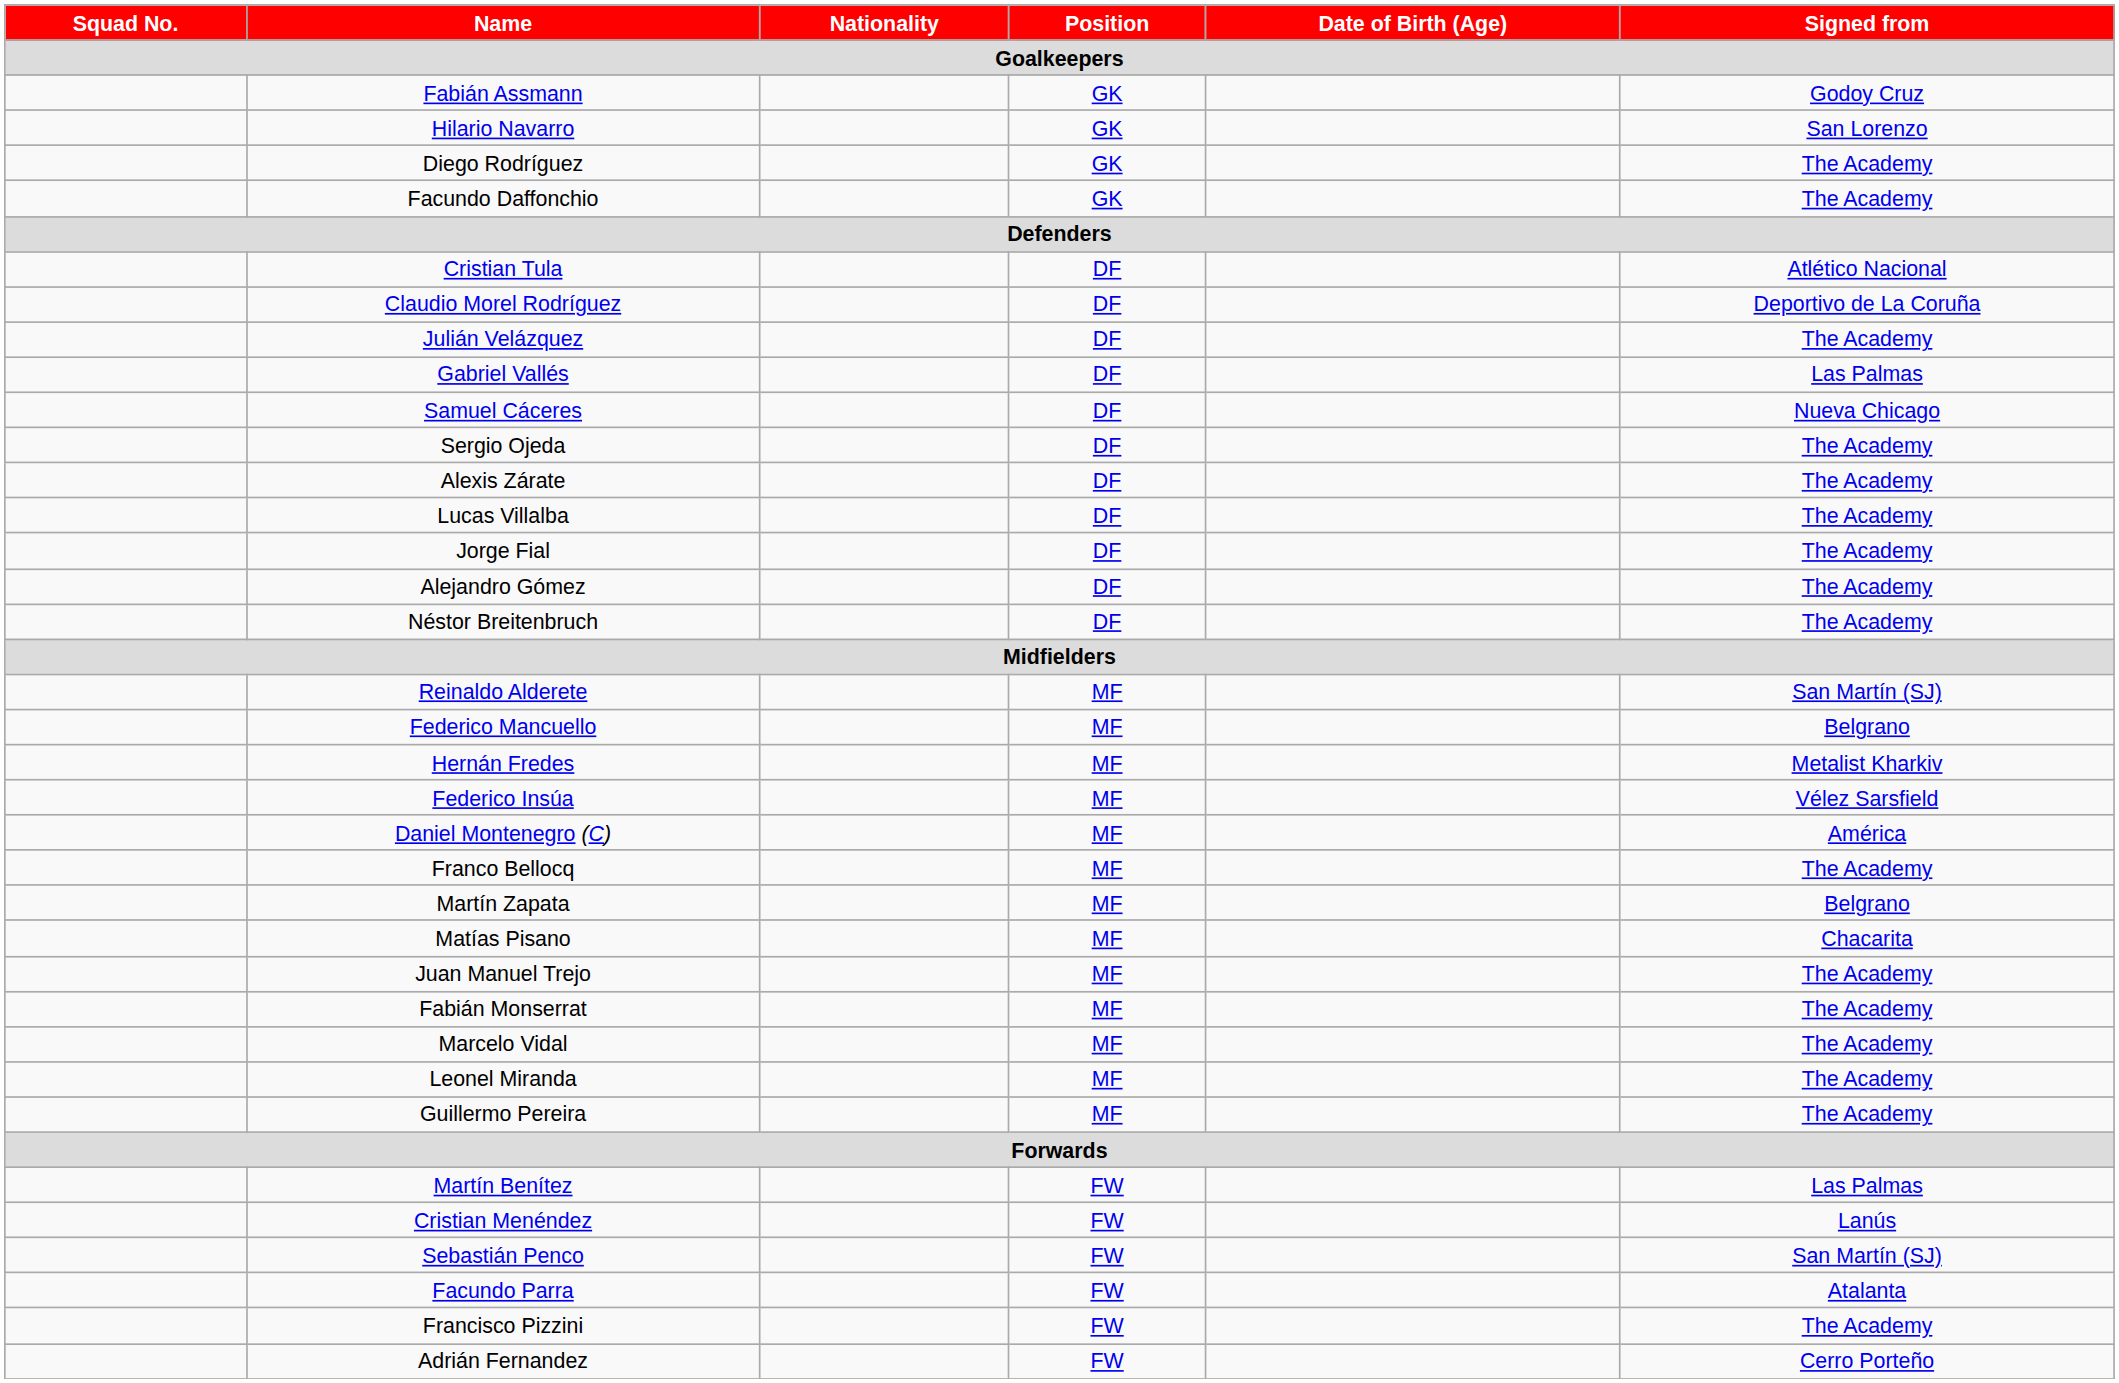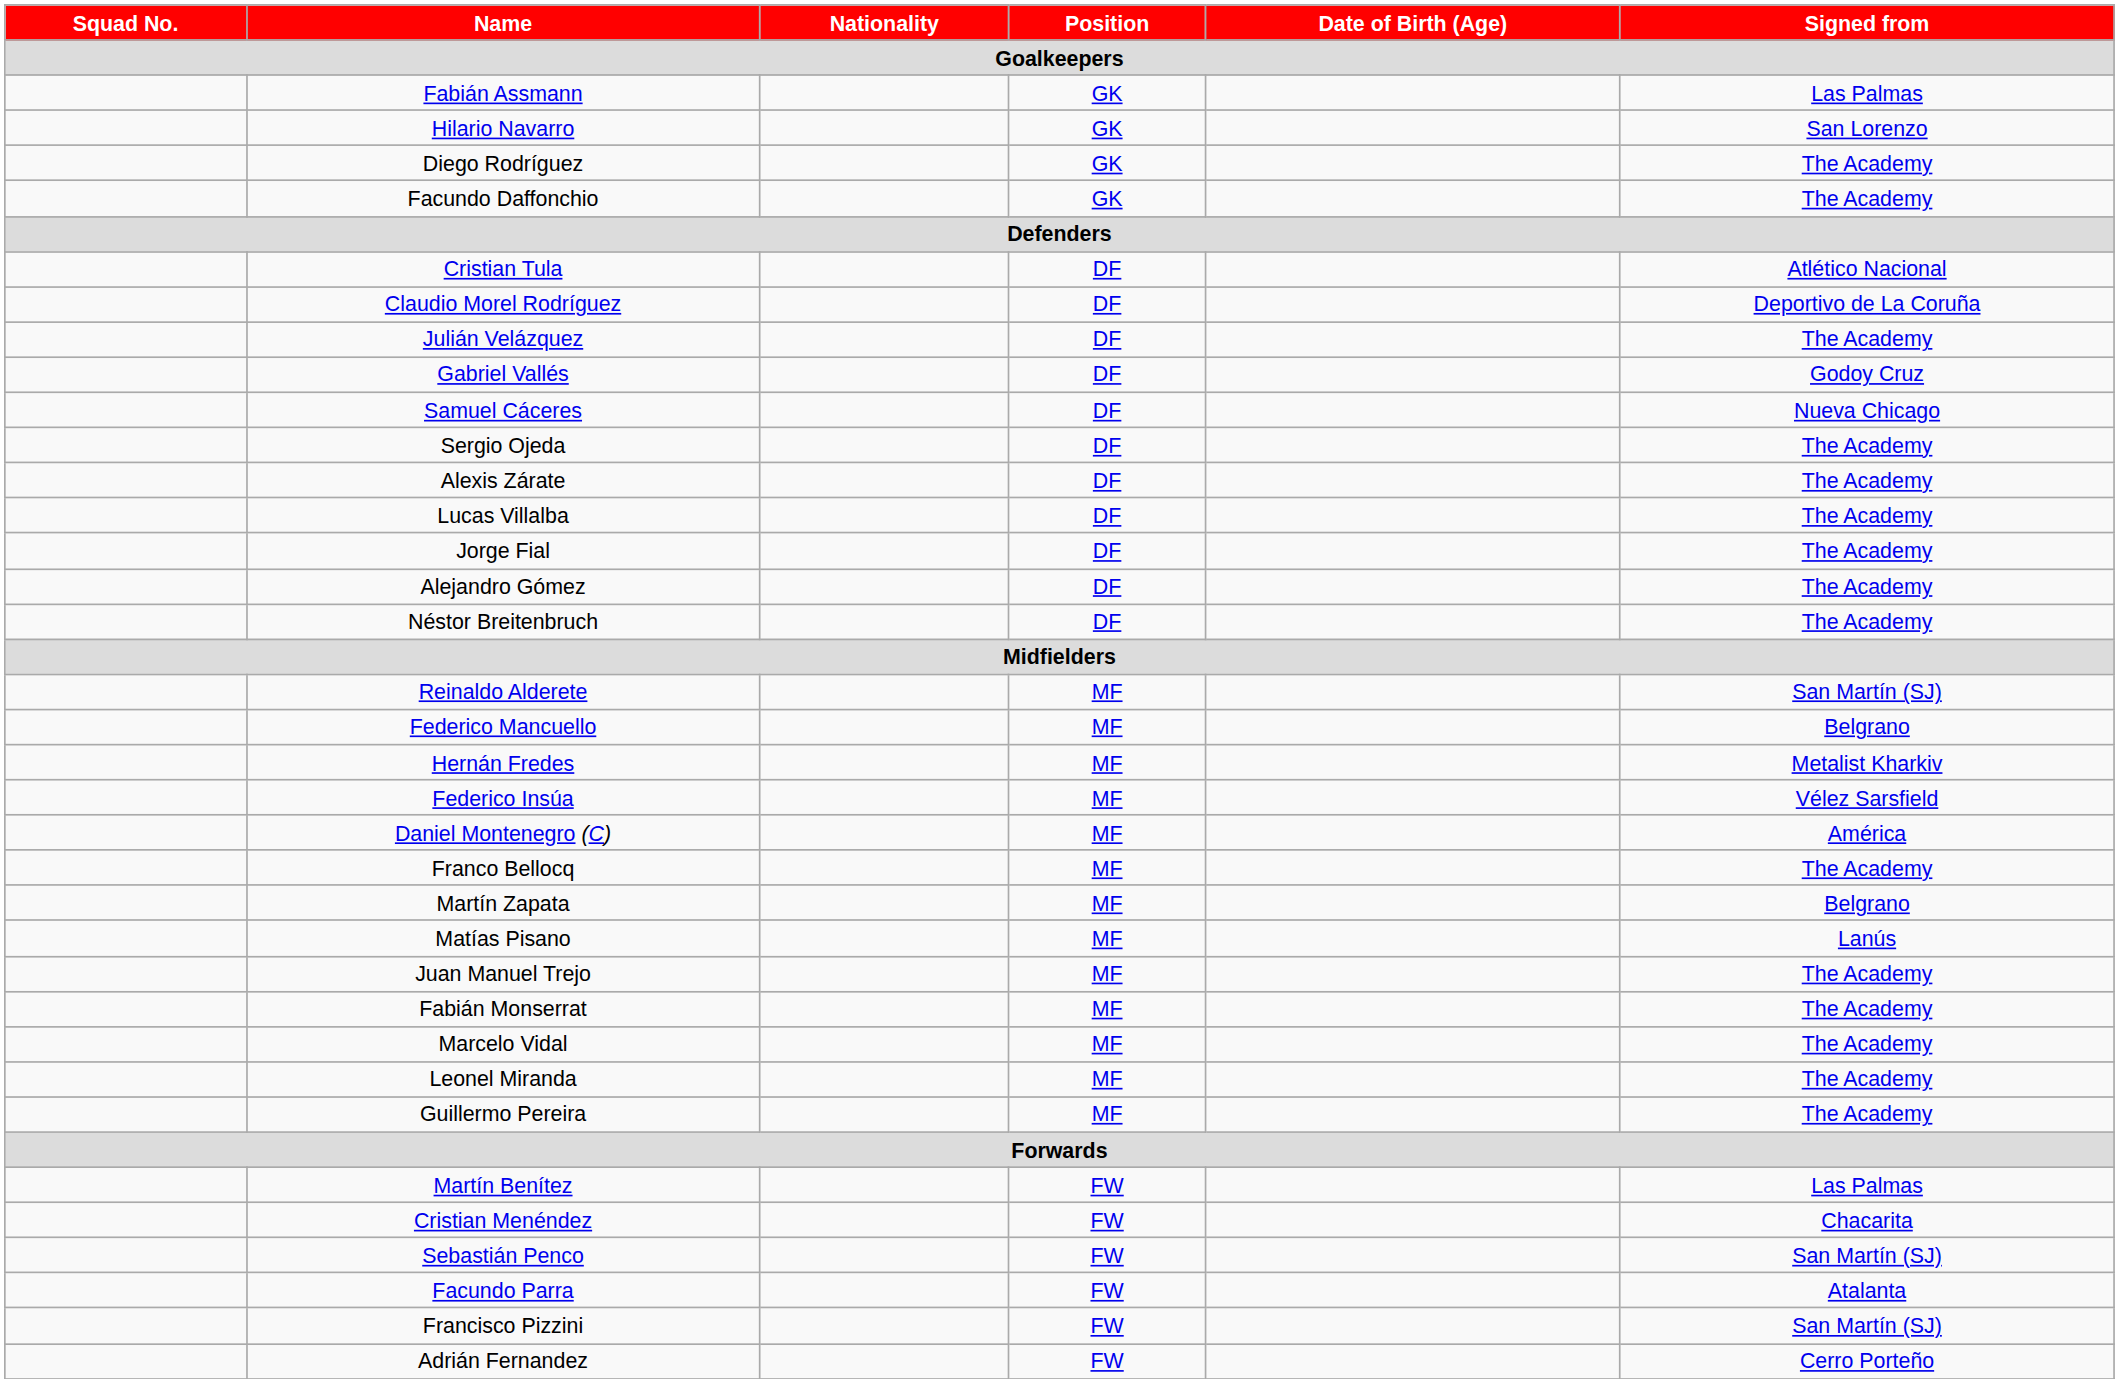(1867, 93) Godoy Cruz -> (1867, 93) Las Palmas
(1867, 375) Las Palmas -> (1867, 375) Godoy Cruz
(1867, 938) Chacarita -> (1867, 938) Lanús
(1867, 1220) Lanús -> (1867, 1220) Chacarita
(1867, 1326) The Academy -> (1867, 1326) San Martín (SJ)
